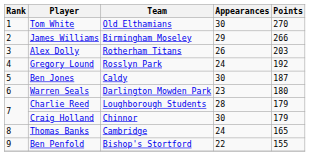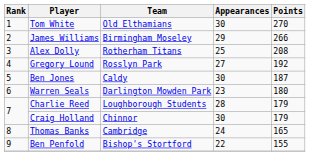(220, 51) 26 -> (220, 51) 25
(281, 51) 203 -> (281, 51) 208
(220, 64) 24 -> (220, 64) 27
